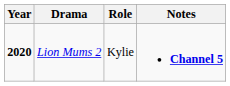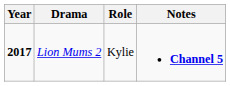(19, 52) 2020 -> (19, 52) 2017
